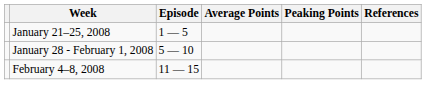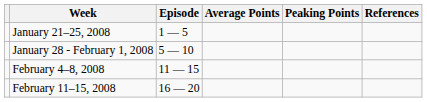+ row: (64, 87)
